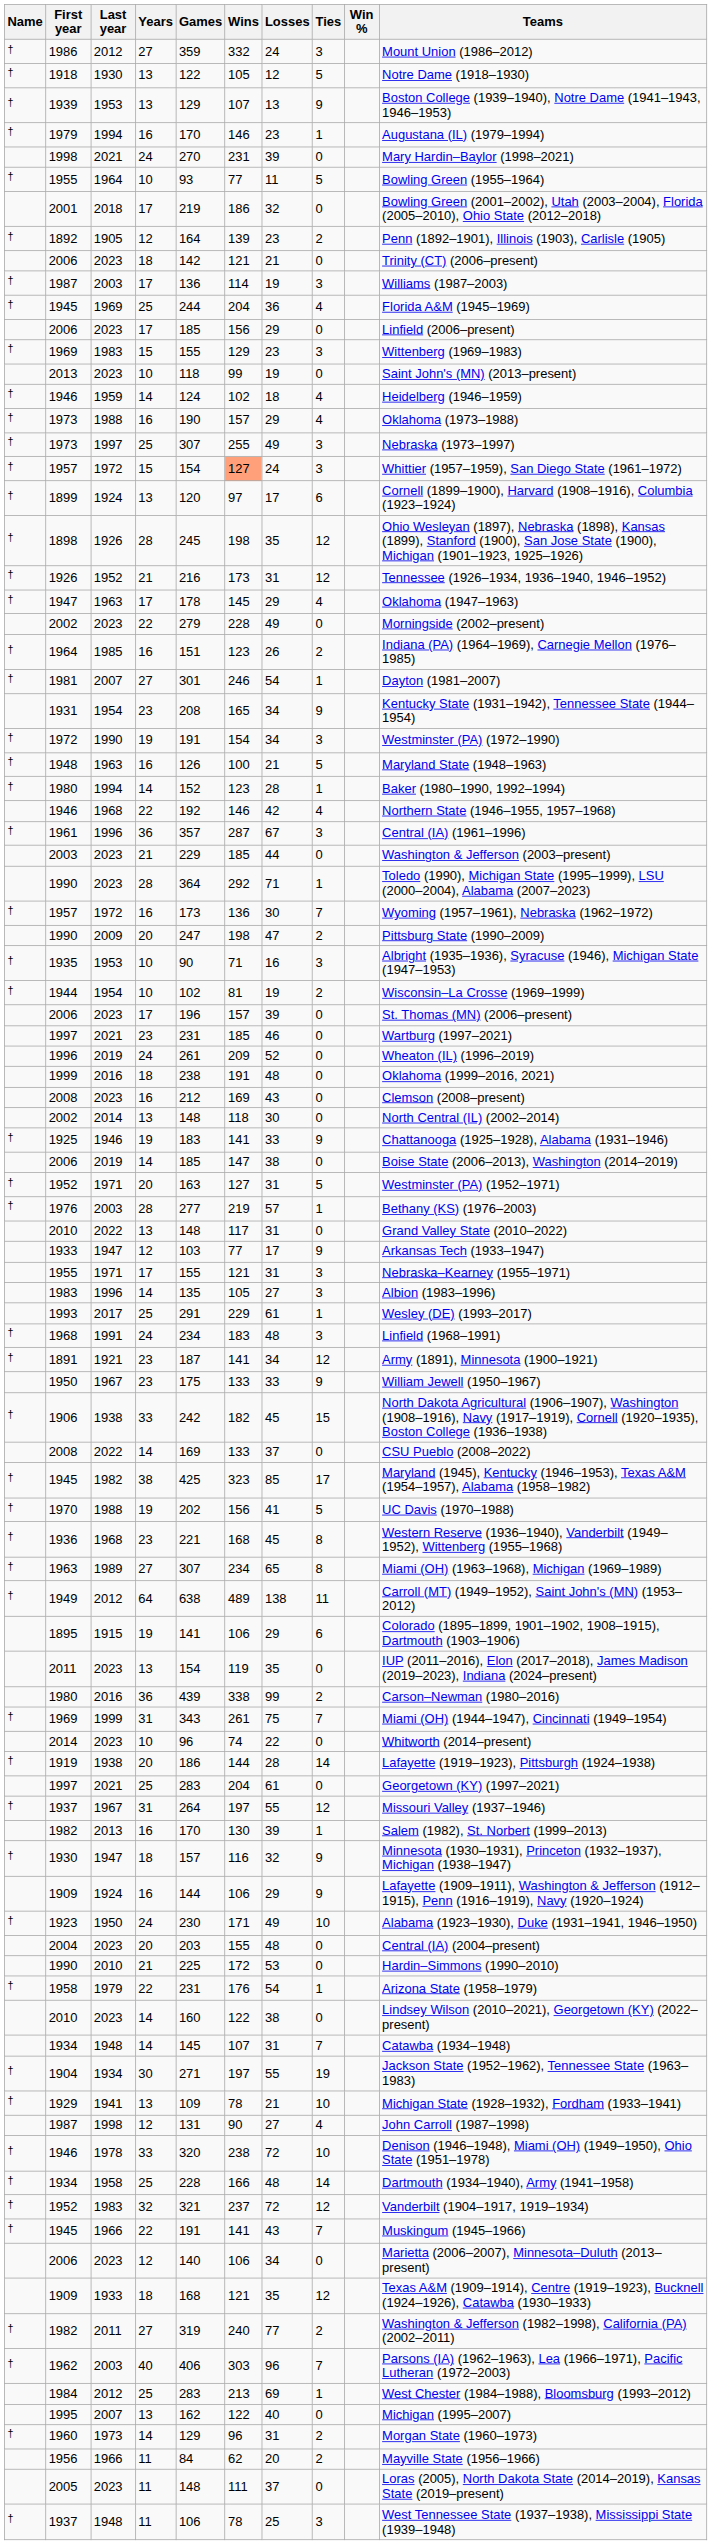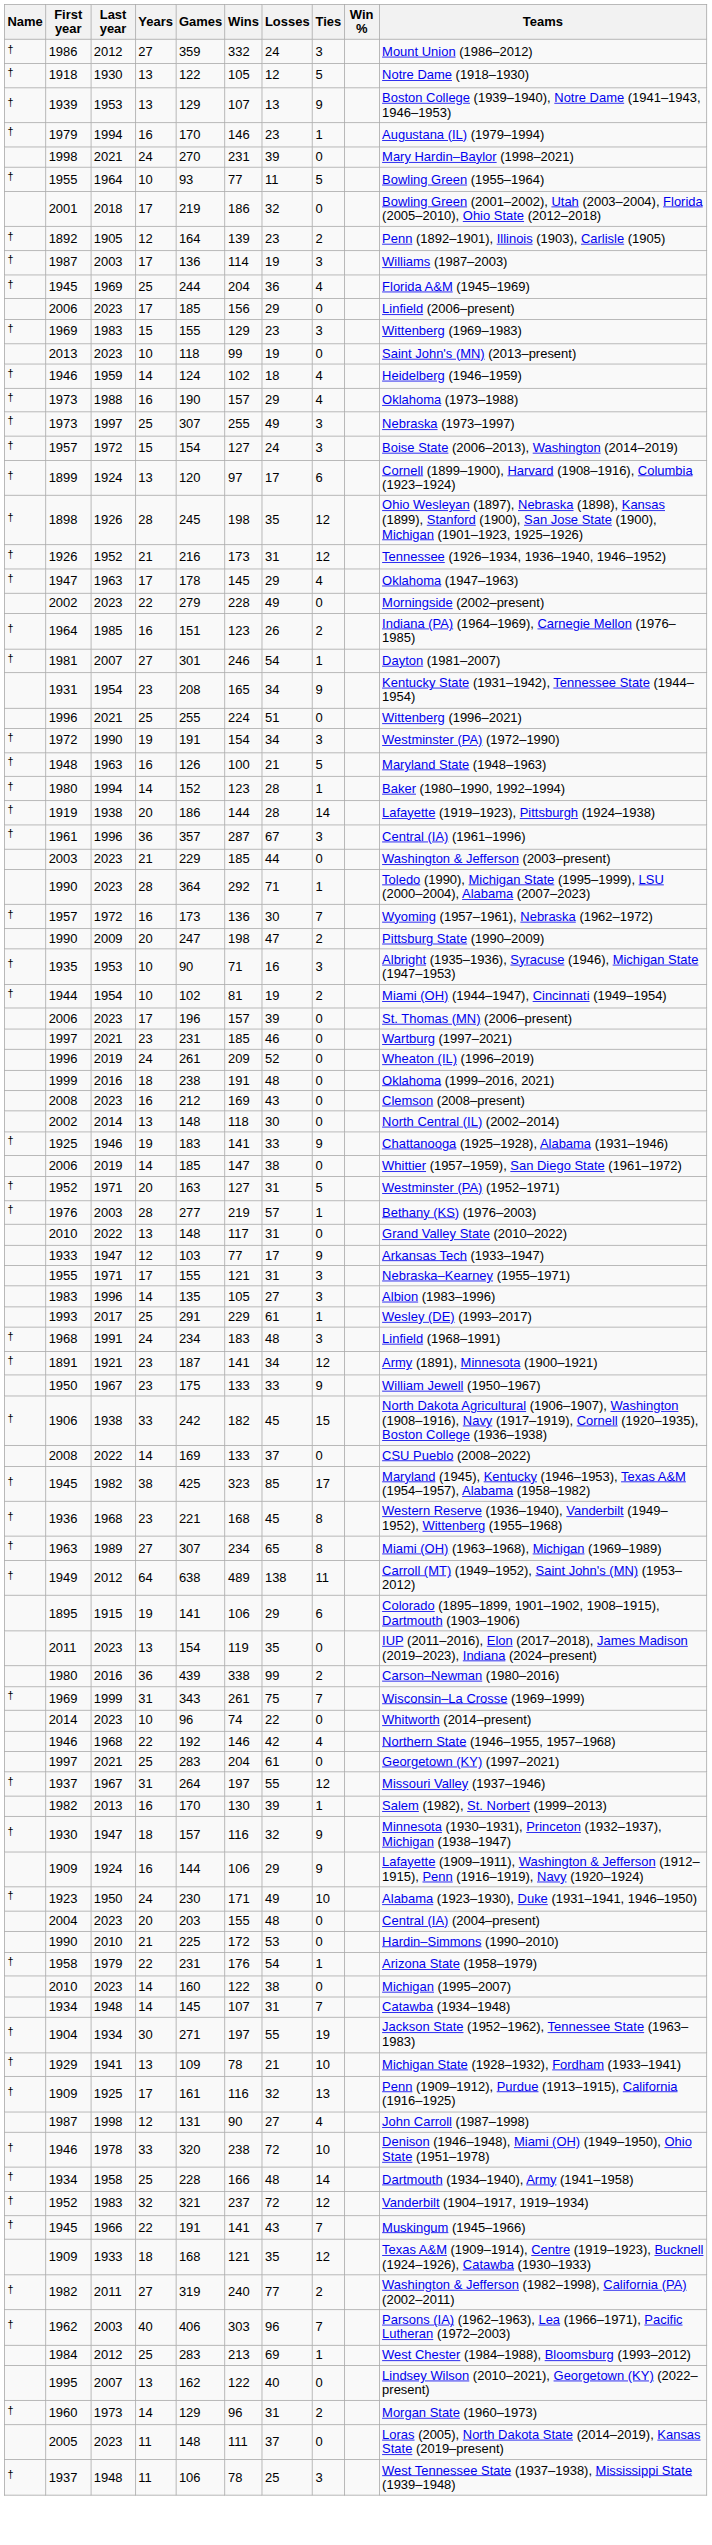- row: (63, 261)
(239, 468) lightsalmon background -> (239, 448) no background
(532, 468) Whittier (1957–1959), San Diego State (1961–1972) -> (530, 448) Boise State (2006–2013), Washington (2014–2019)
+ row: (63, 718)
rows swapped: (63, 1763) <-> (63, 811)
(483, 992) Wisconsin–La Crosse (1969–1999) -> (524, 996) Miami (OH) (1944–1947), Cincinnati (1949–1954)
(530, 1162) Boise State (2006–2013), Washington (2014–2019) -> (532, 1166) Whittier (1957–1959), San Diego State (1961–1972)
- row: (63, 1509)
(524, 1719) Miami (OH) (1944–1947), Cincinnati (1949–1954) -> (483, 1698) Wisconsin–La Crosse (1969–1999)
(540, 2017) Lindsey Wilson (2010–2021), Georgetown (KY) (2022–present) -> (447, 1986) Michigan (1995–2007)
+ row: (63, 2094)
- row: (63, 2260)
(447, 2414) Michigan (1995–2007) -> (540, 2383) Lindsey Wilson (2010–2021), Georgetown (KY) (2022–present)
- row: (63, 2459)
